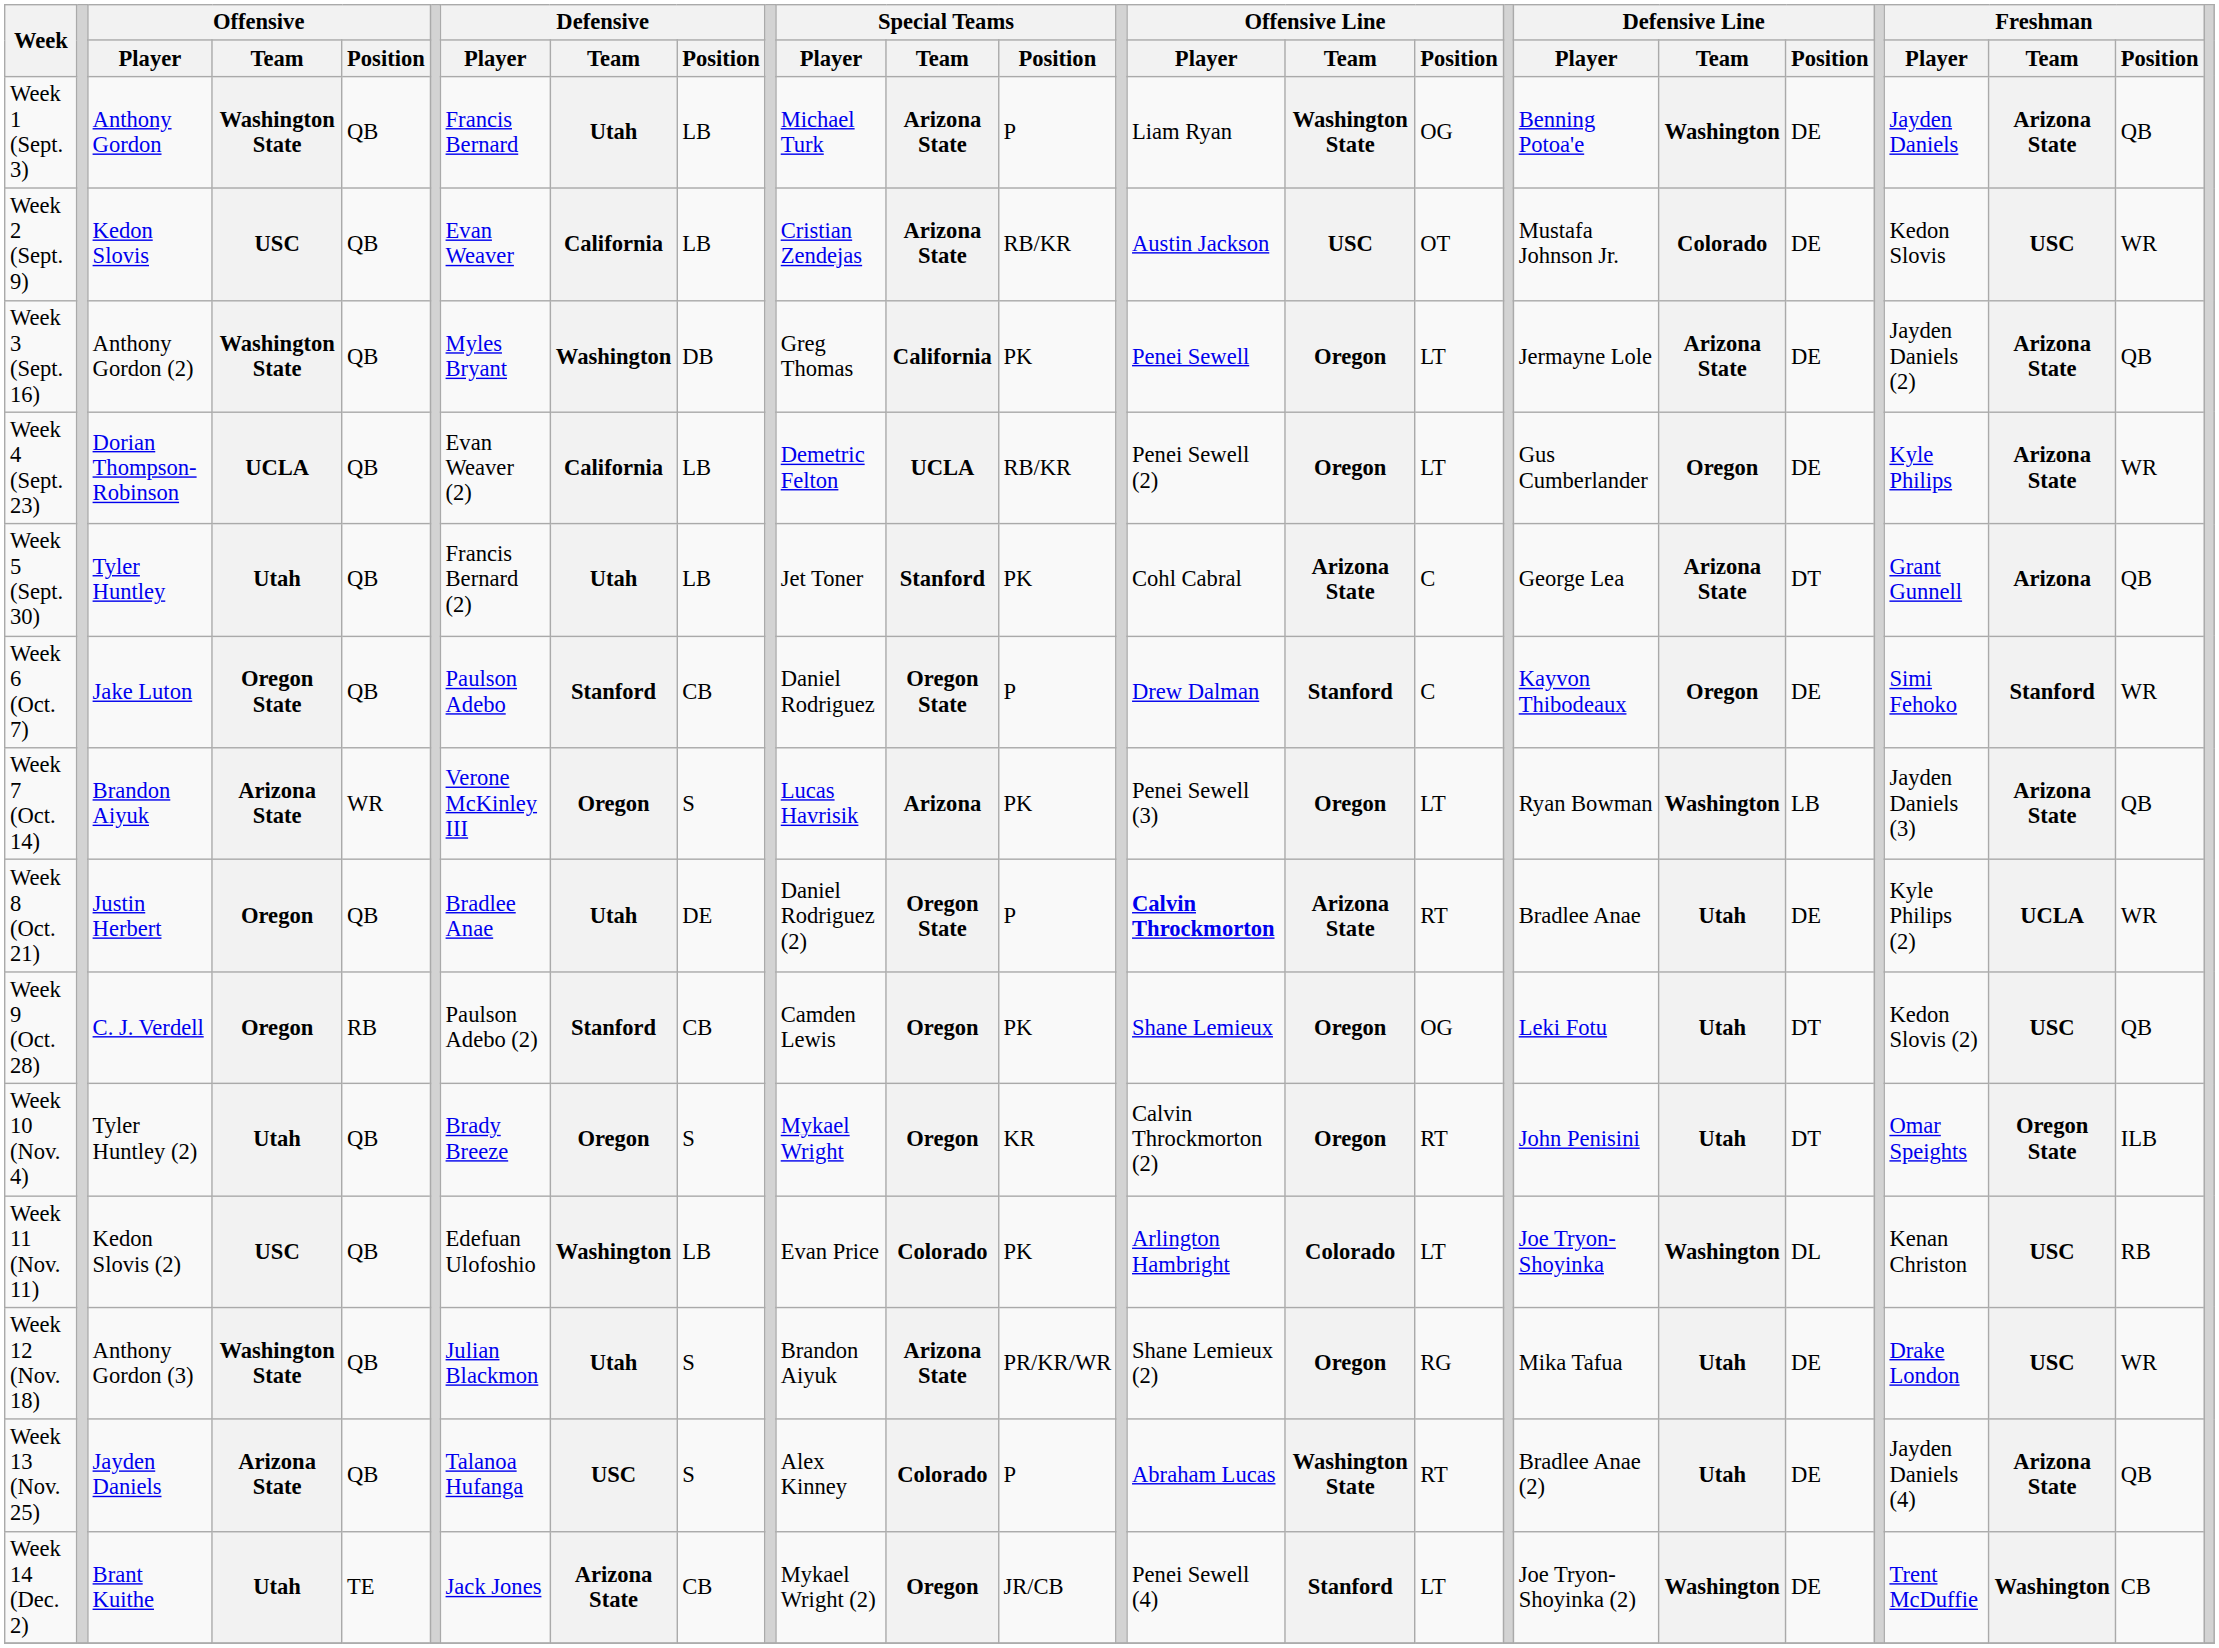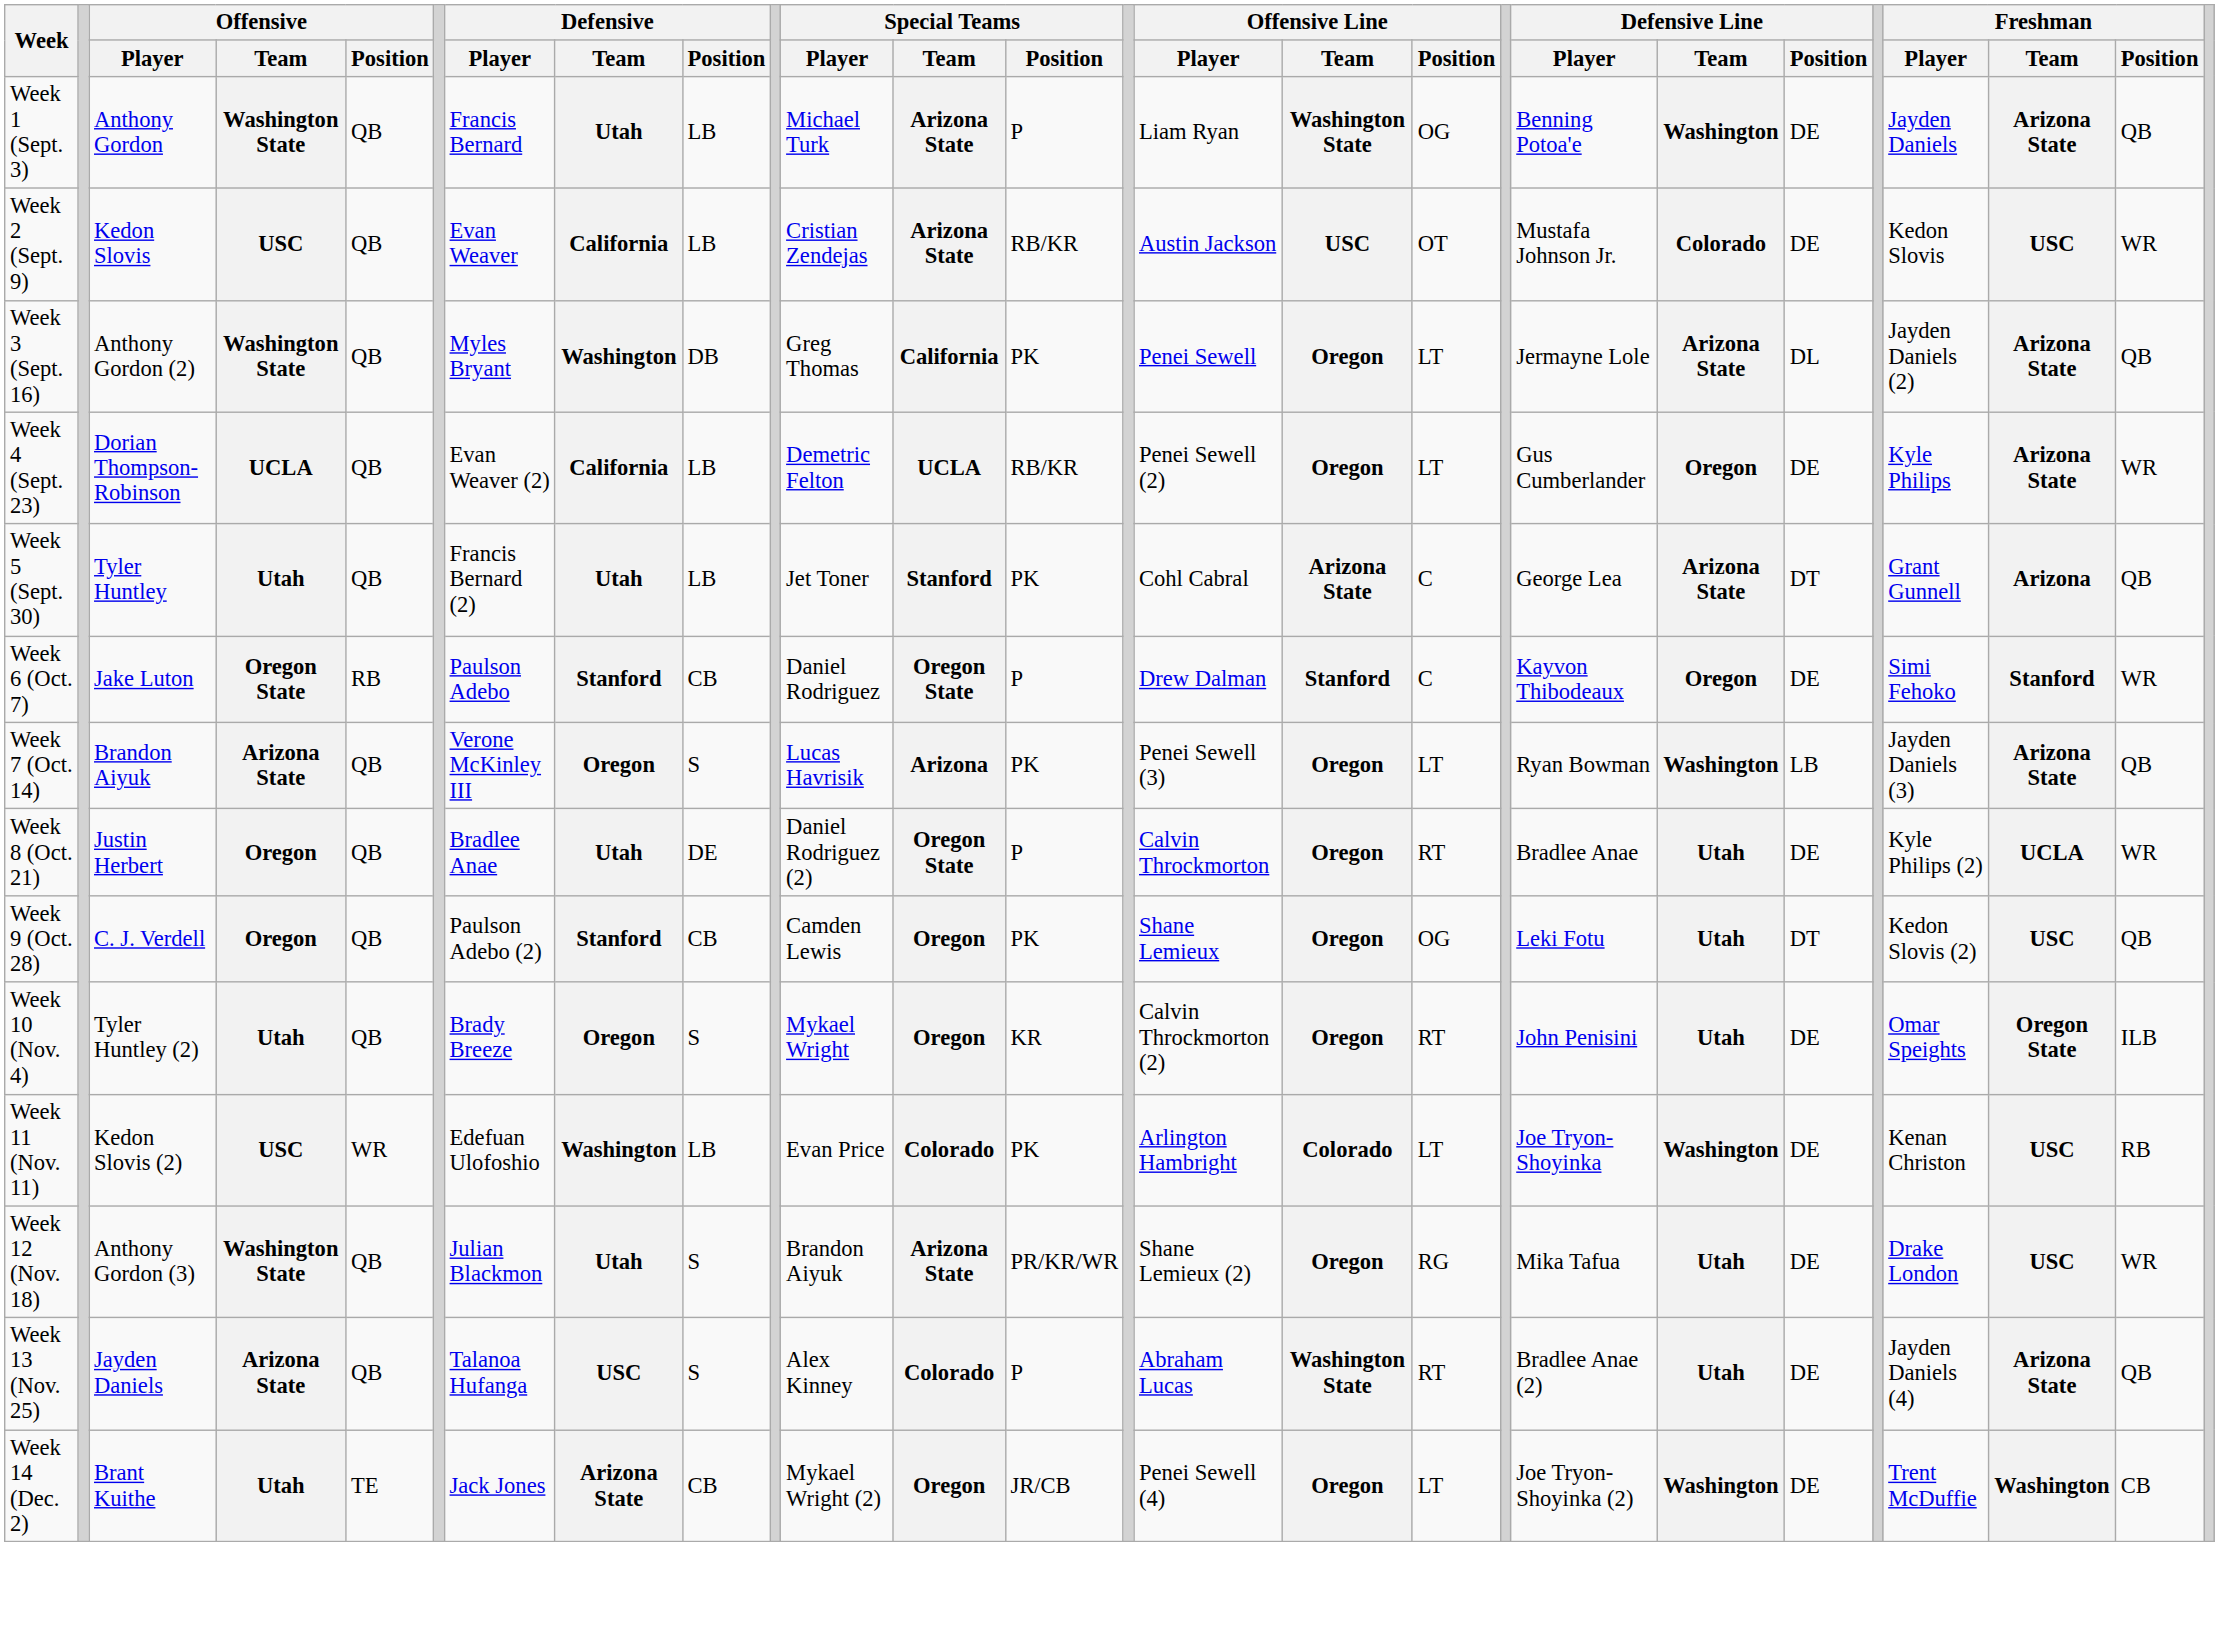(1806, 355) DE -> (1805, 355) DL
(363, 691) QB -> (366, 678) RB
(365, 803) WR -> (367, 765) QB
(1203, 915) bold -> (1204, 851) normal
(1350, 915) Arizona State -> (1347, 851) Oregon
(362, 1027) RB -> (367, 938) QB
(1806, 1139) DT -> (1805, 1037) DE
(363, 1251) QB -> (369, 1149) WR
(1806, 1251) DL -> (1805, 1149) DE
(1350, 1586) Stanford -> (1347, 1485) Oregon
